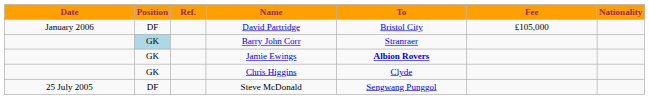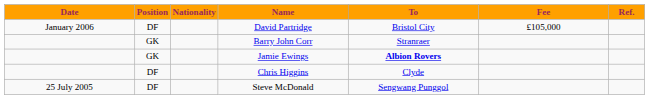columns swapped: (621, 12) <-> (188, 12)
(152, 42) lightblue background -> (152, 42) no background
(152, 72) GK -> (152, 72) DF
